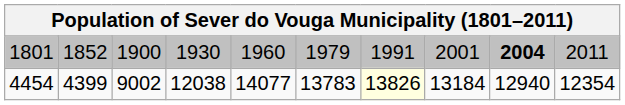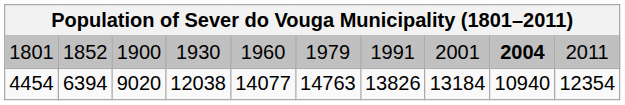(85, 83) 4399 -> (85, 83) 6394
(139, 83) 9002 -> (139, 83) 9020
(328, 83) 13783 -> (328, 83) 14763
(393, 83) lightyellow background -> (393, 83) no background
(522, 83) 12940 -> (522, 83) 10940
